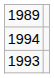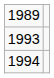rows swapped: (24, 61) <-> (24, 38)
